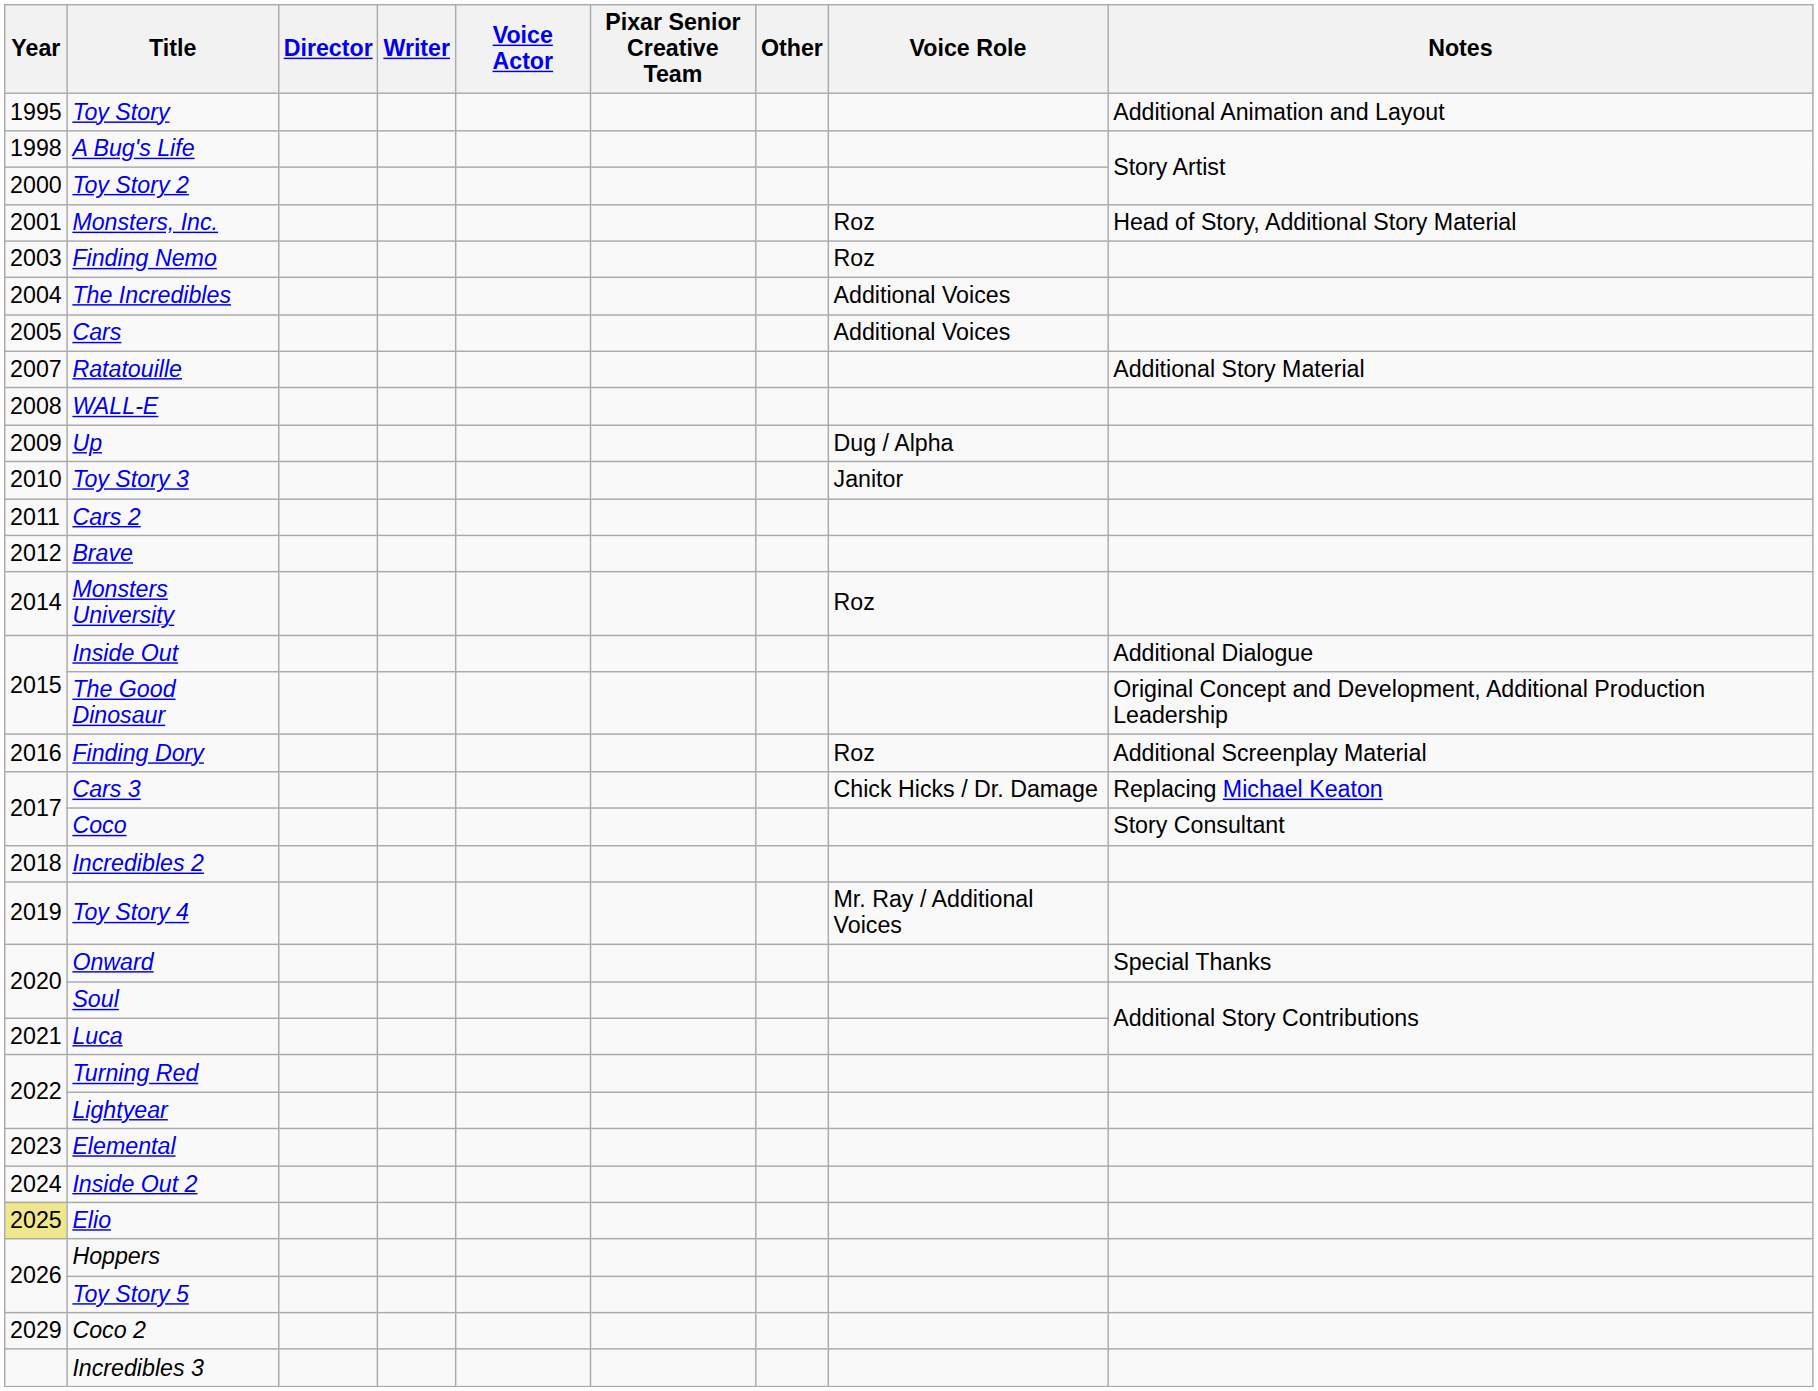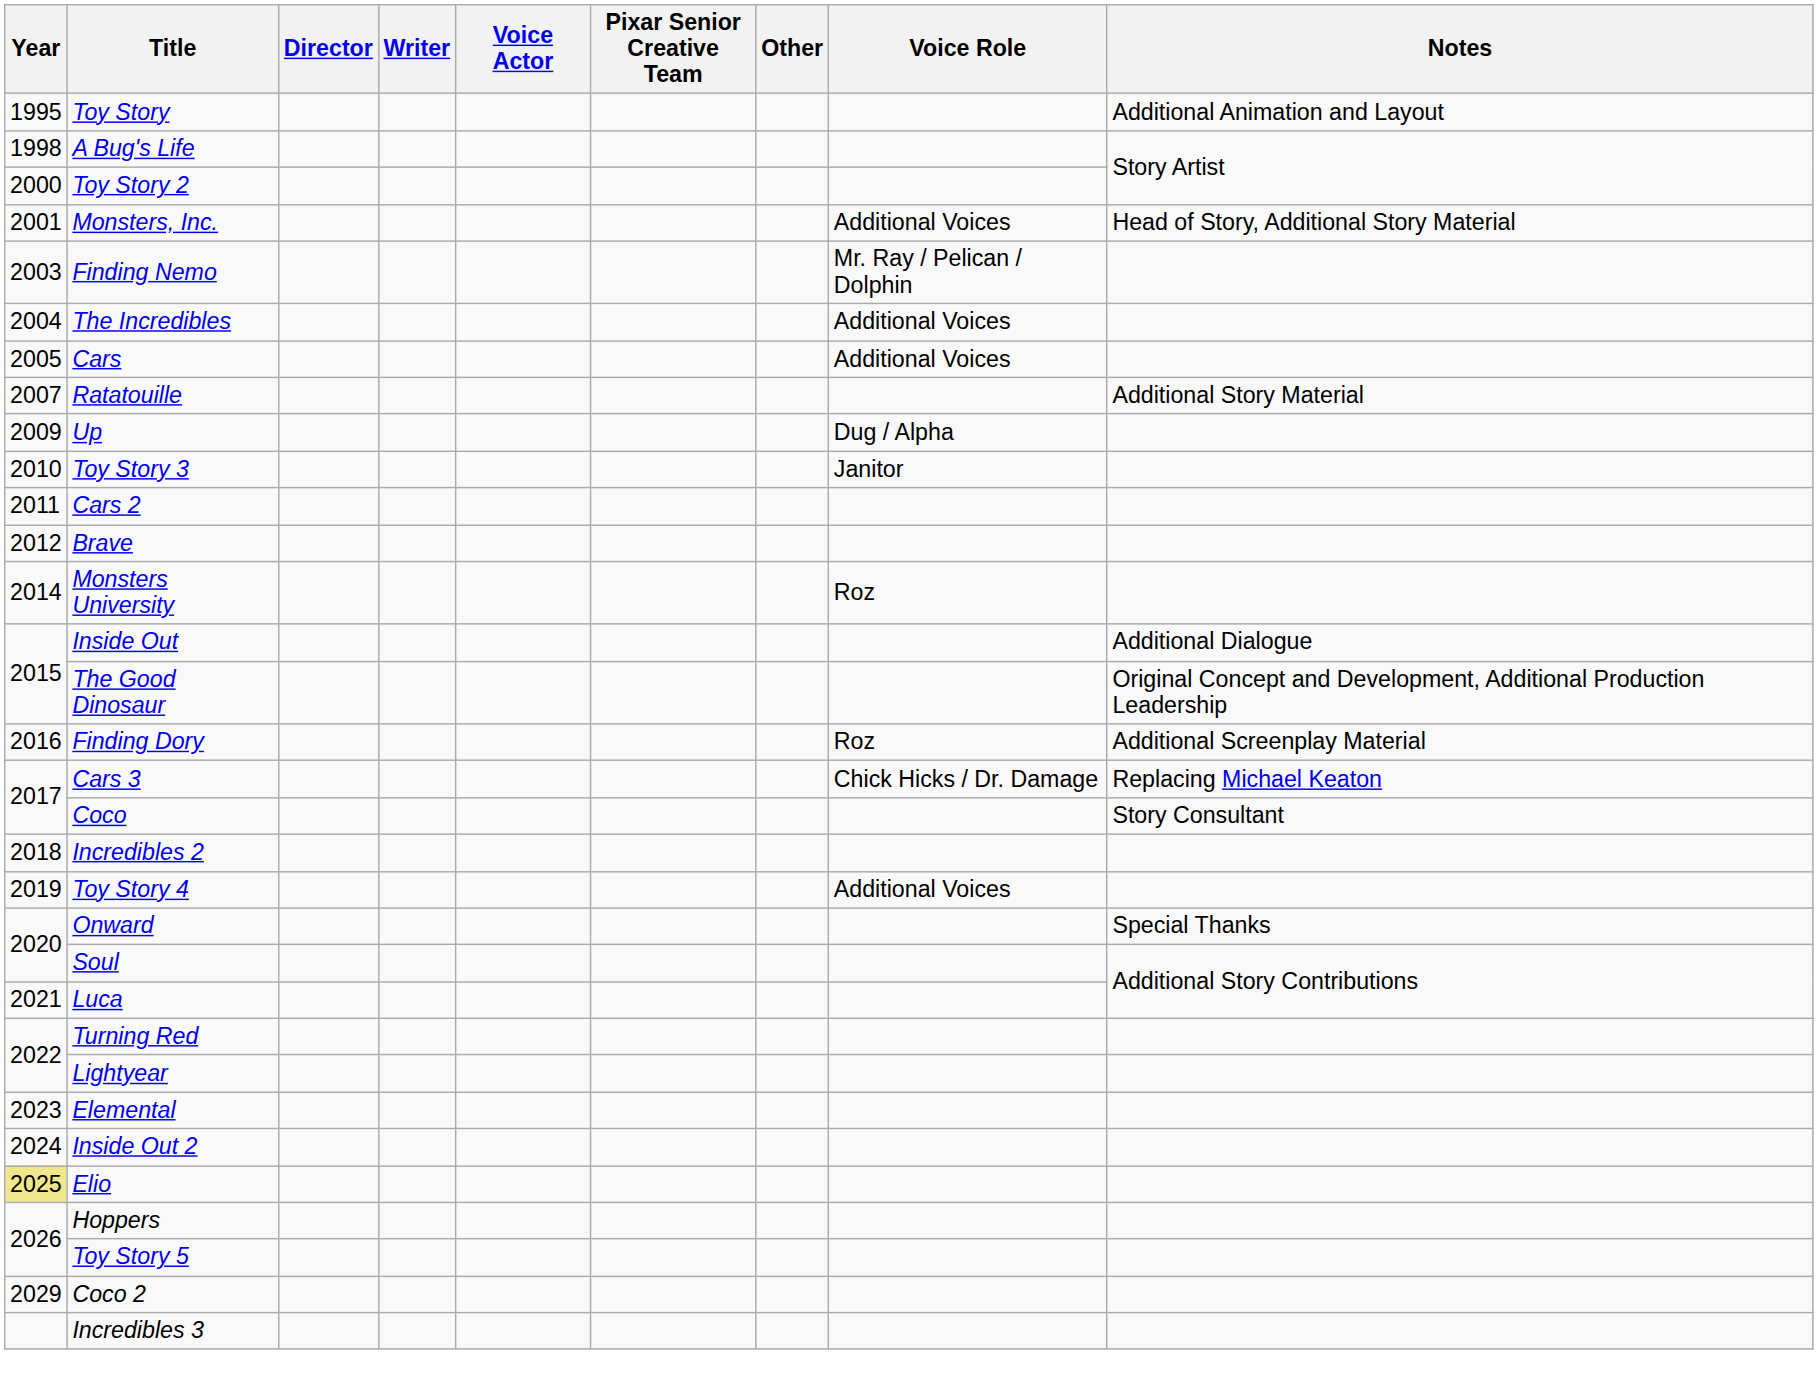(854, 222) Roz -> (922, 222) Additional Voices
(854, 259) Roz -> (928, 272) Mr. Ray / Pelican / Dolphin
- row: (115, 406)
(933, 913) Mr. Ray / Additional Voices -> (922, 889) Additional Voices
